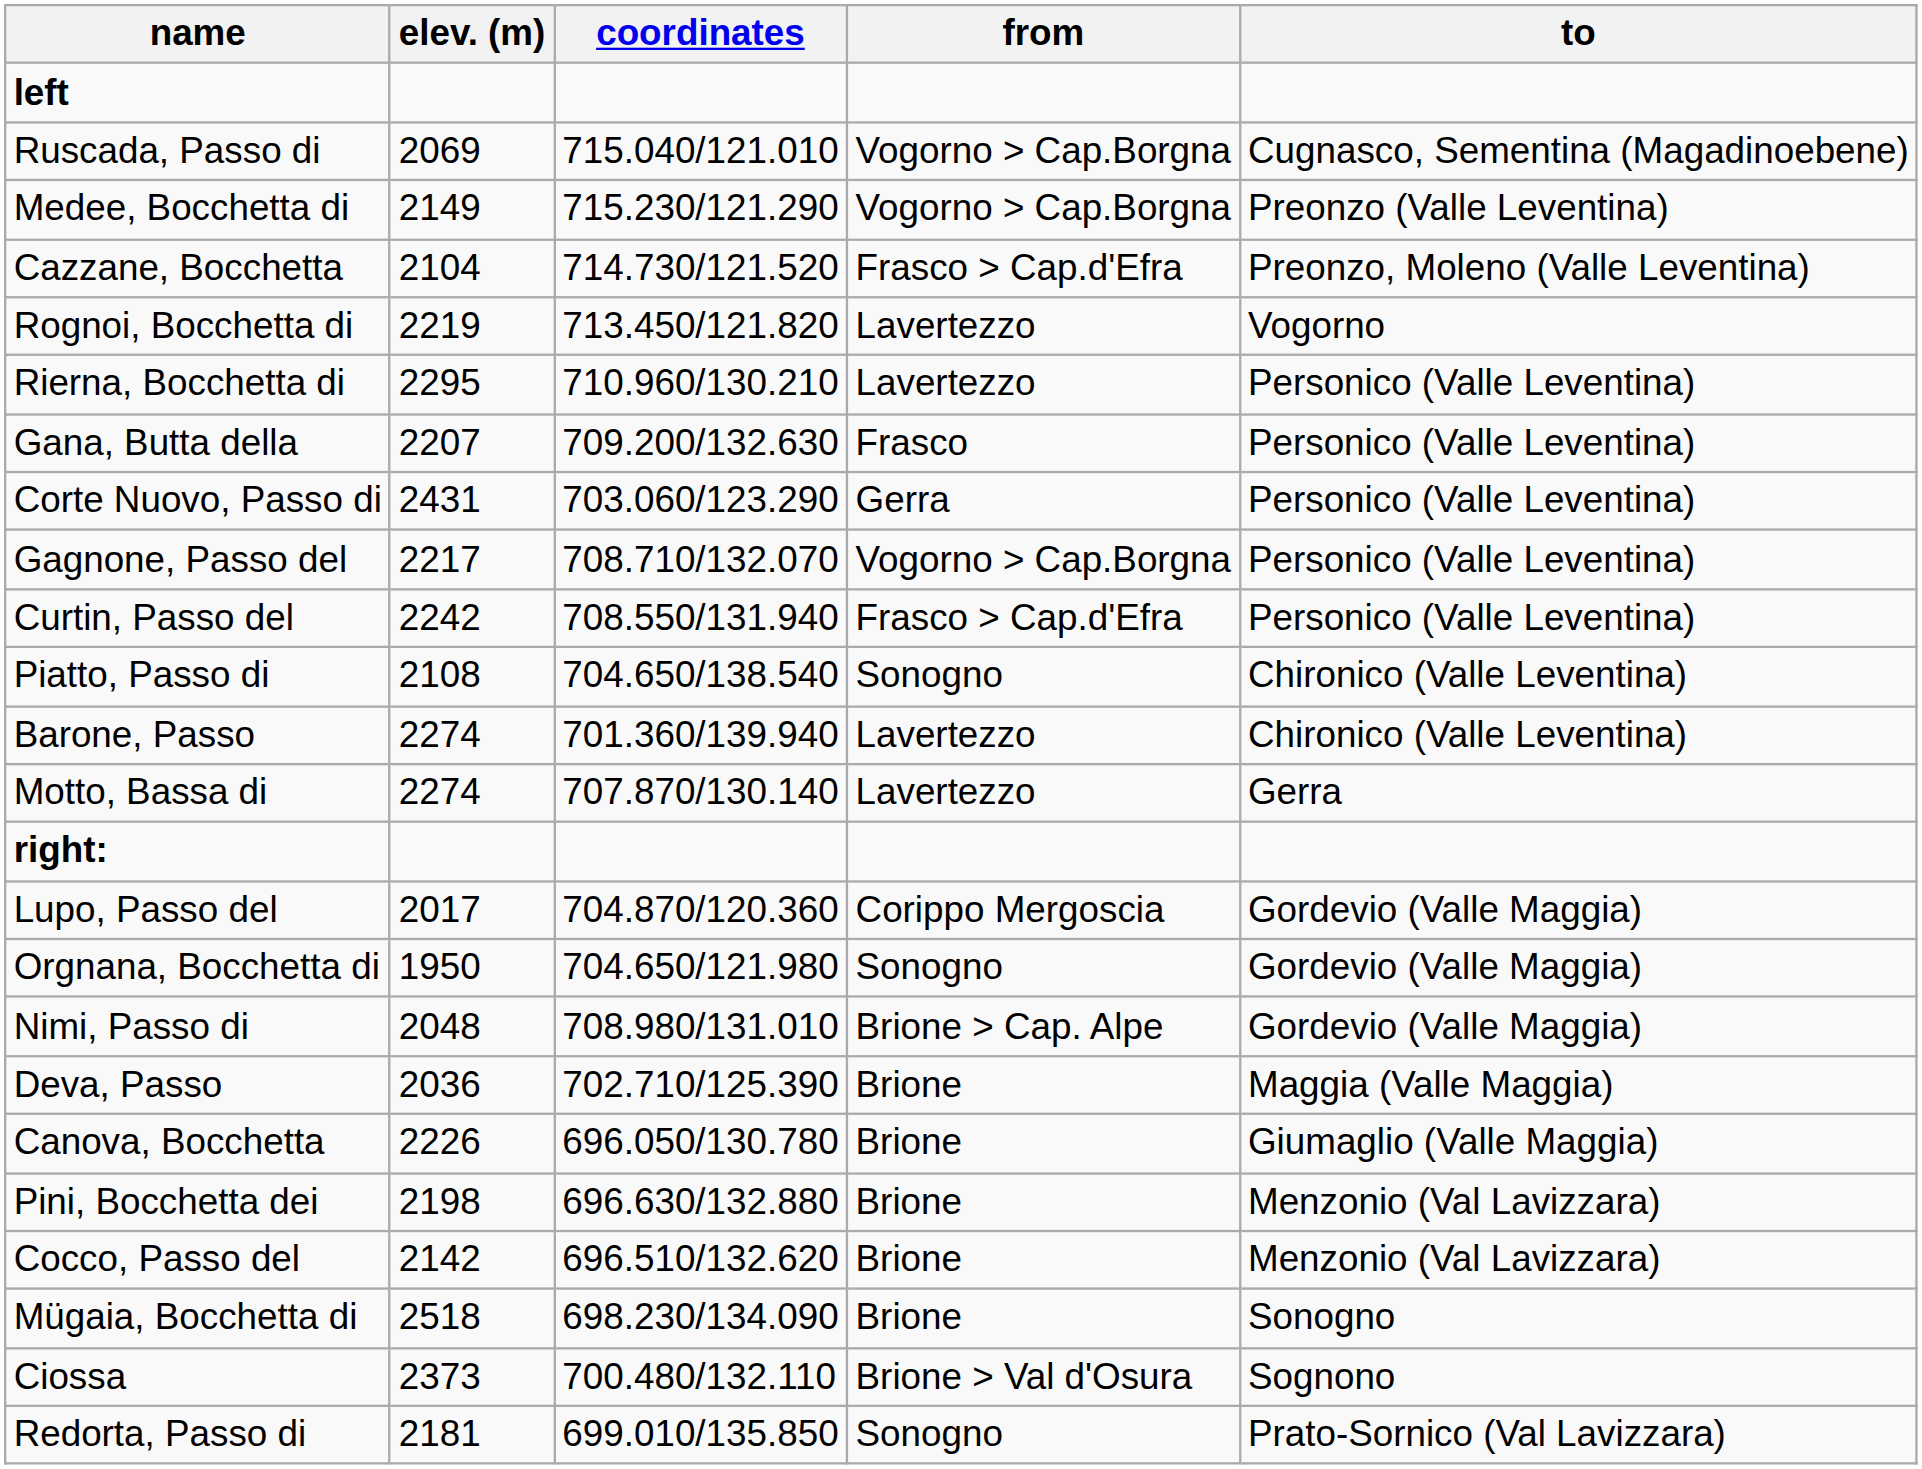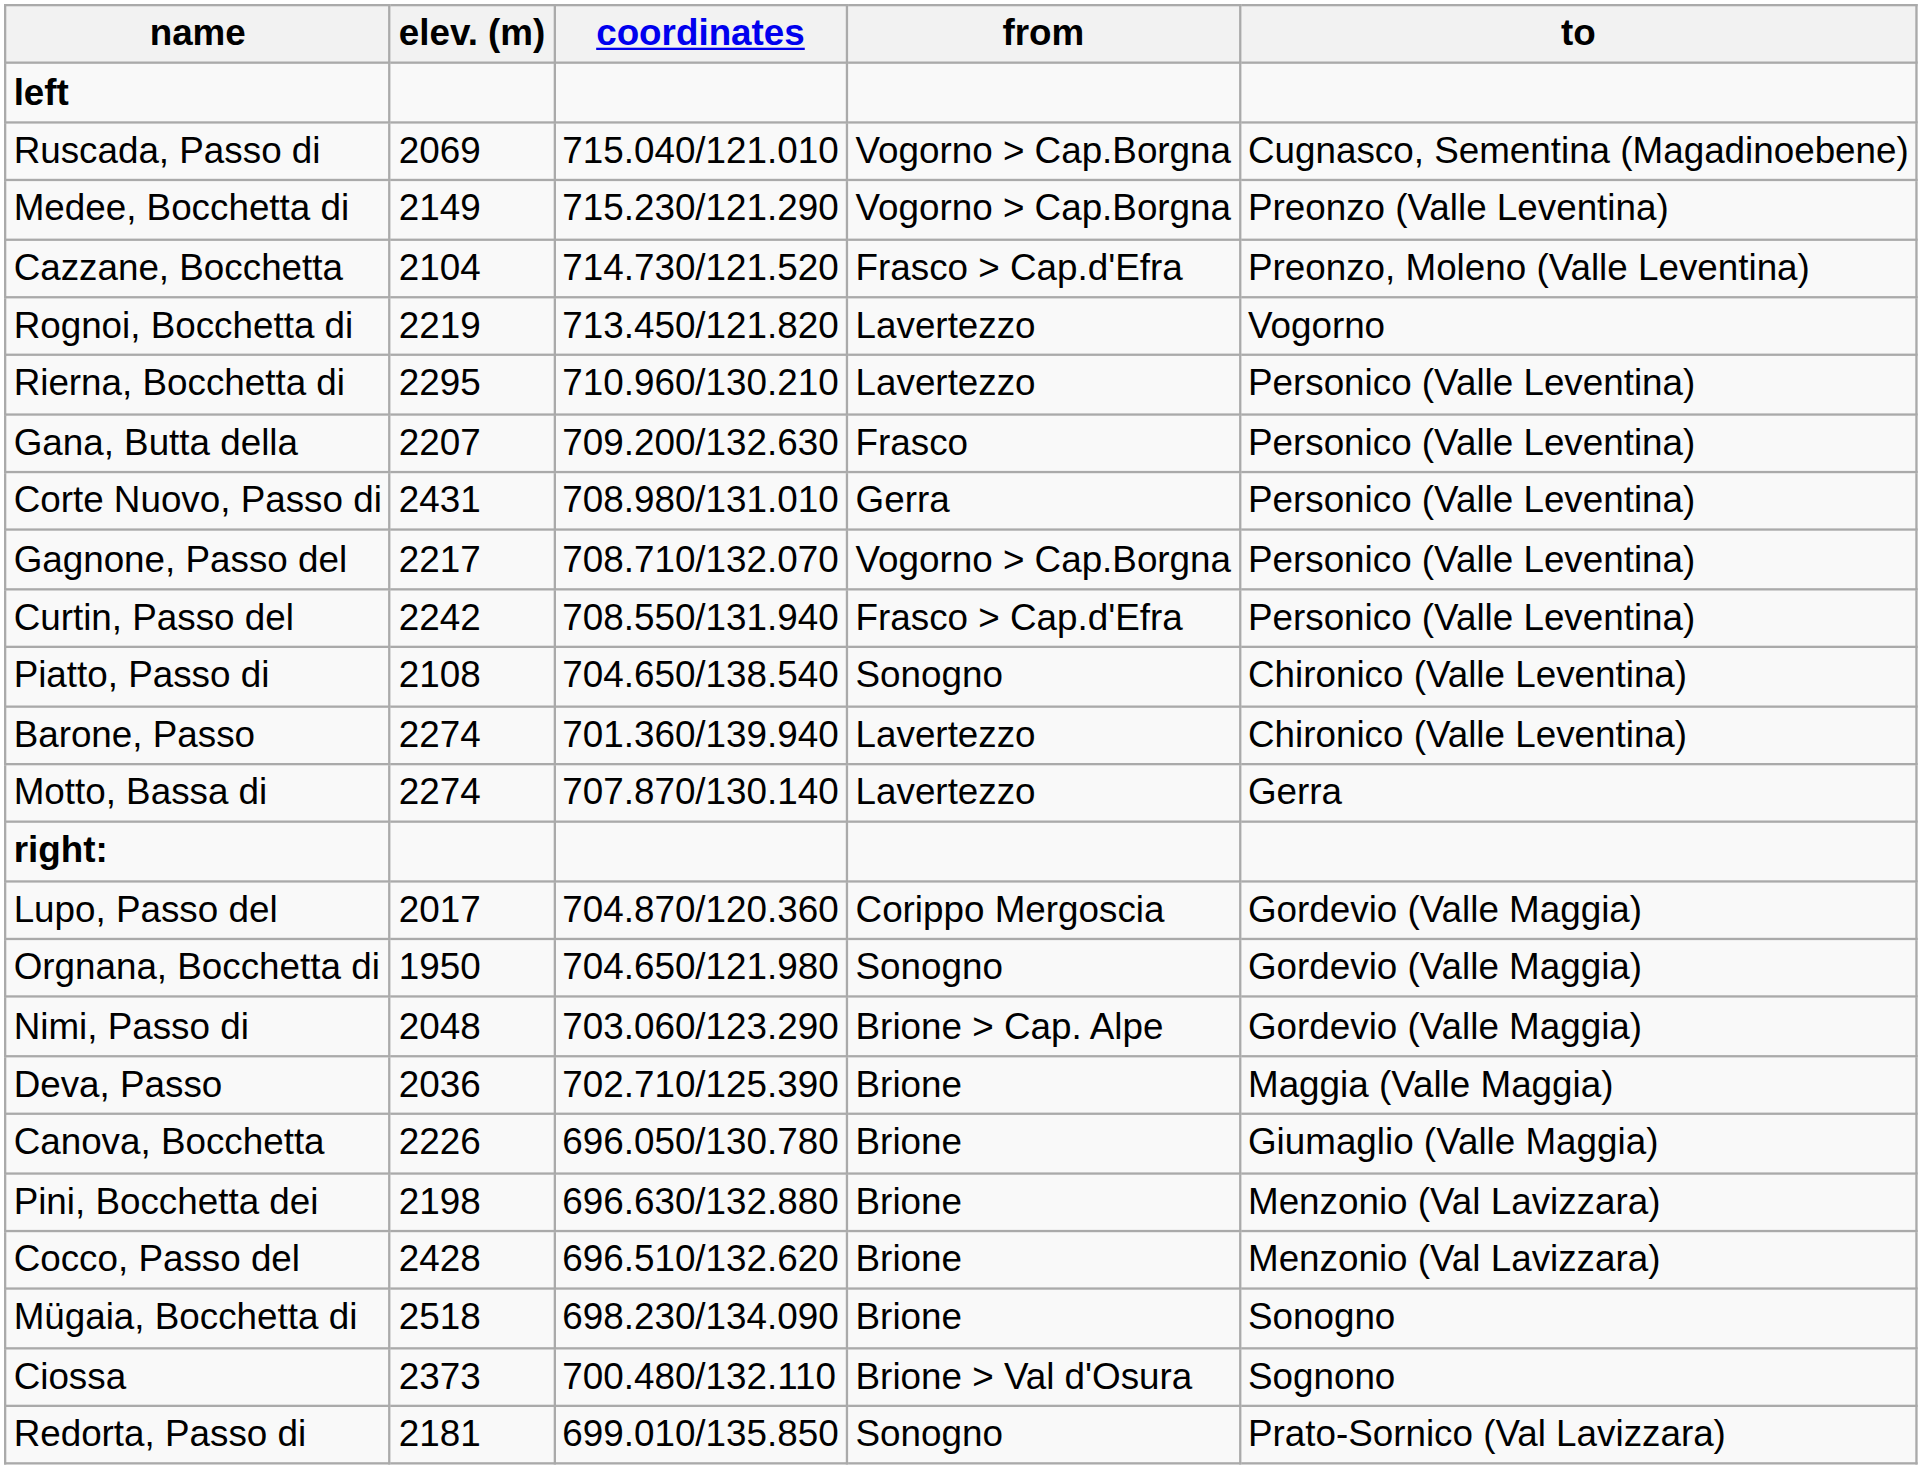(700, 500) 703.060/123.290 -> (700, 500) 708.980/131.010
(700, 1025) 708.980/131.010 -> (700, 1025) 703.060/123.290
(440, 1259) 2142 -> (440, 1259) 2428
